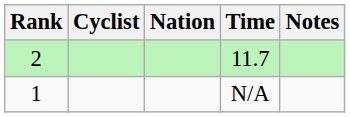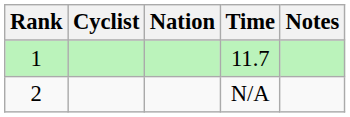(36, 58) 2 -> (36, 58) 1
(36, 93) 1 -> (36, 93) 2
